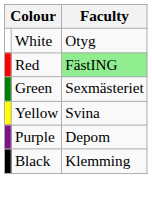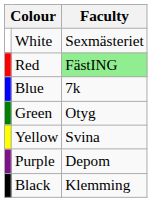(80, 40) Otyg -> (104, 40) Sexmästeriet
+ row: (29, 88)
(104, 88) Sexmästeriet -> (80, 112) Otyg
